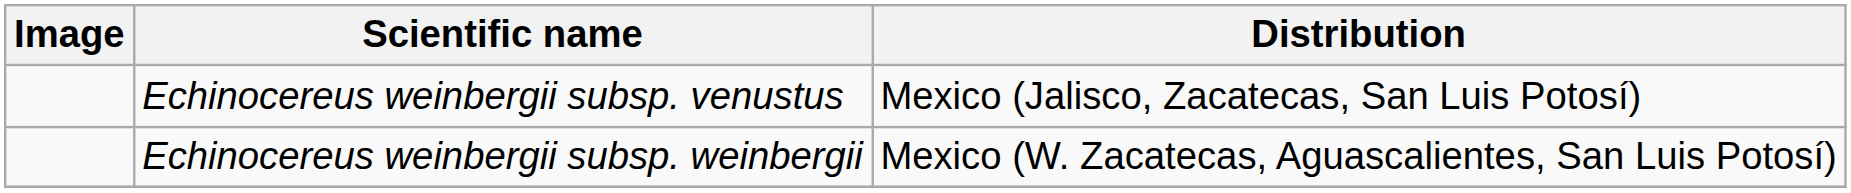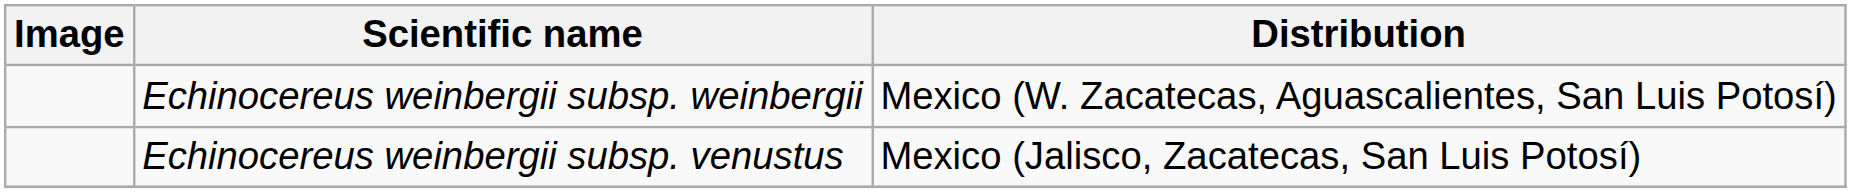rows swapped: (493, 95) <-> (502, 156)
